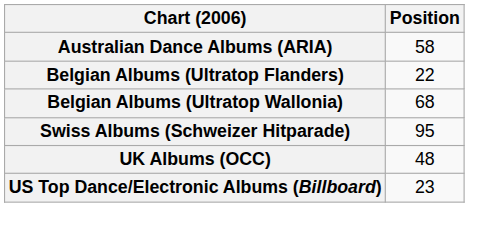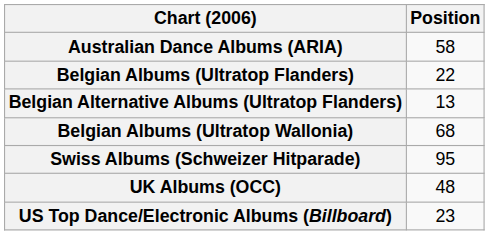+ row: (205, 103)
